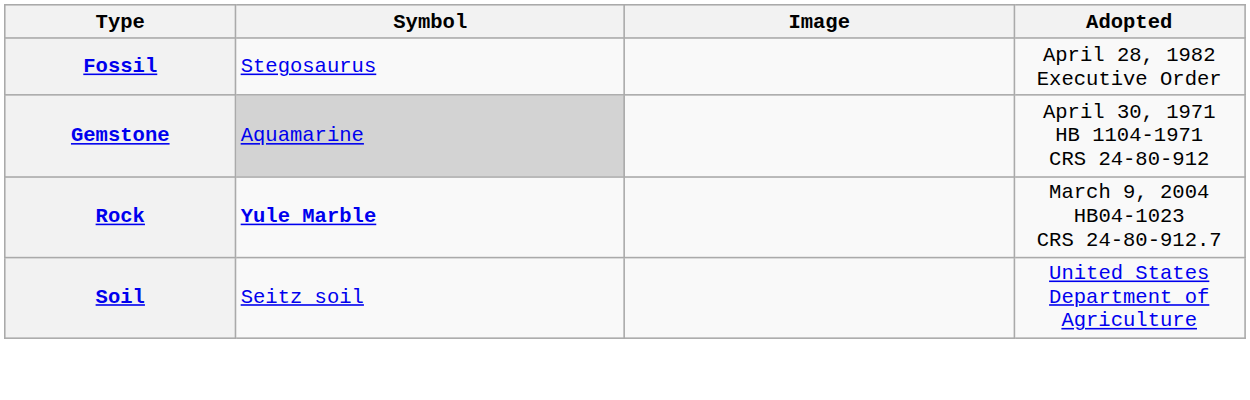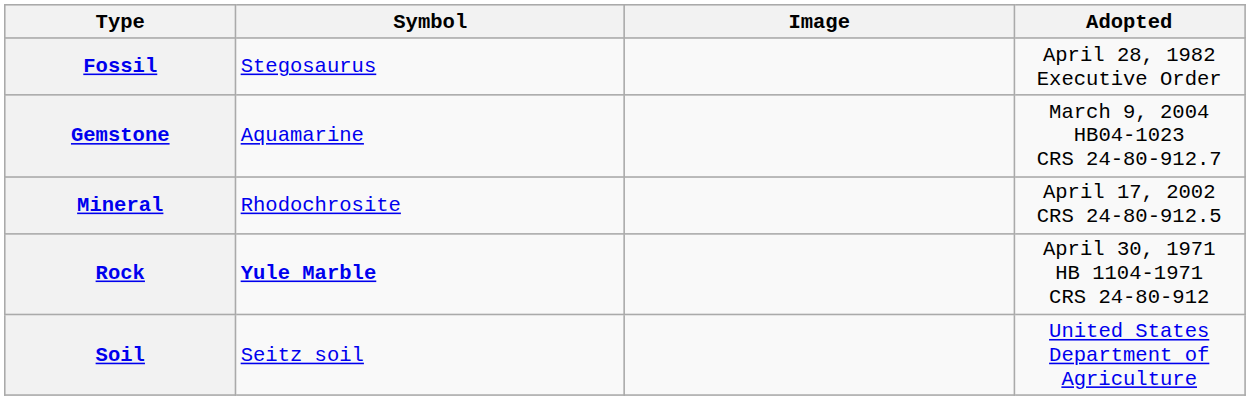(302, 136) lightgrey background -> (302, 136) no background
(1129, 136) April 30, 1971 HB 1104-1971 CRS 24-80-912 -> (1129, 136) March 9, 2004 HB04-1023 CRS 24-80-912.7
+ row: (120, 205)
(1129, 217) March 9, 2004 HB04-1023 CRS 24-80-912.7 -> (1129, 274) April 30, 1971 HB 1104-1971 CRS 24-80-912
